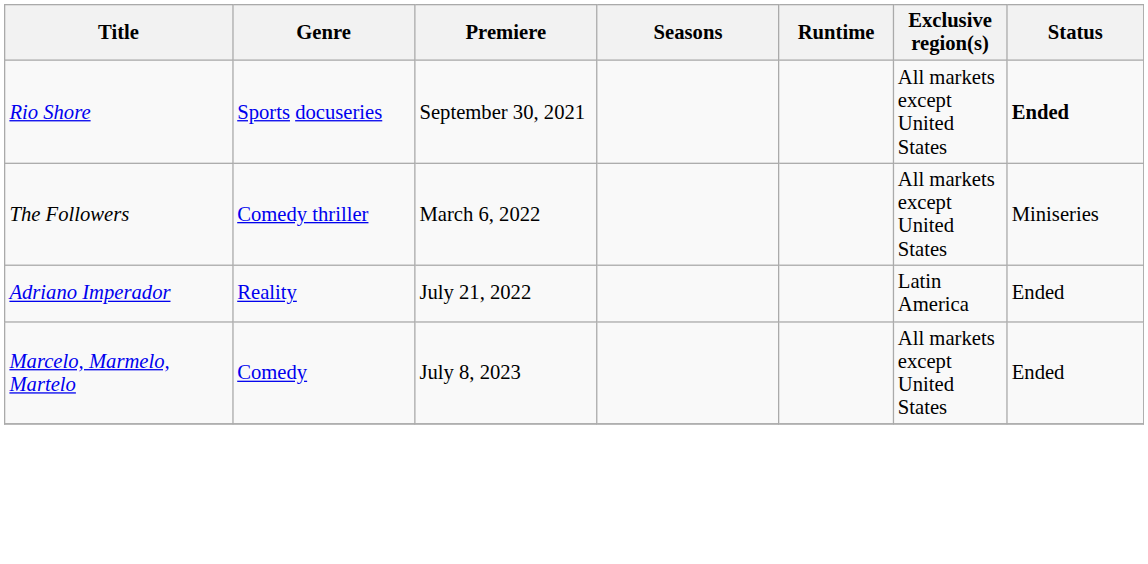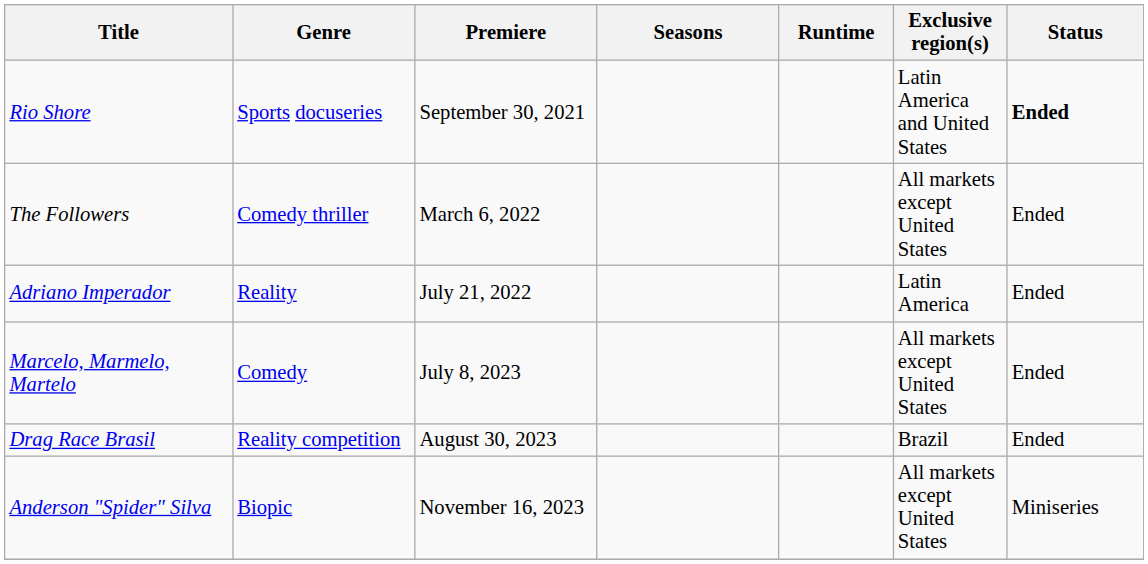(946, 111) All markets except United States -> (943, 111) Latin America and United States
(1055, 214) Miniseries -> (1038, 214) Ended
+ row: (82, 439)
+ row: (110, 507)
